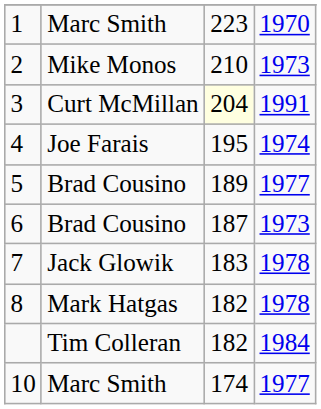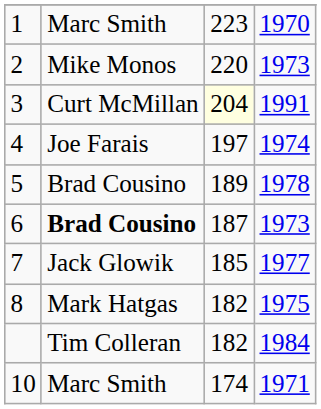(229, 64) 210 -> (229, 64) 220
(229, 143) 195 -> (229, 143) 197
(285, 183) 1977 -> (285, 183) 1978
(117, 223) normal -> (122, 223) bold
(229, 263) 183 -> (229, 263) 185
(285, 263) 1978 -> (285, 263) 1977
(285, 303) 1978 -> (285, 303) 1975
(285, 382) 1977 -> (285, 382) 1971
